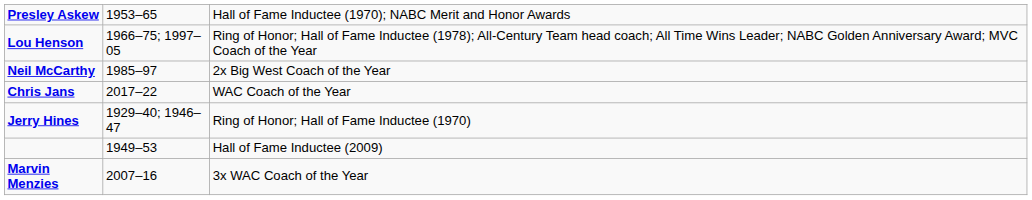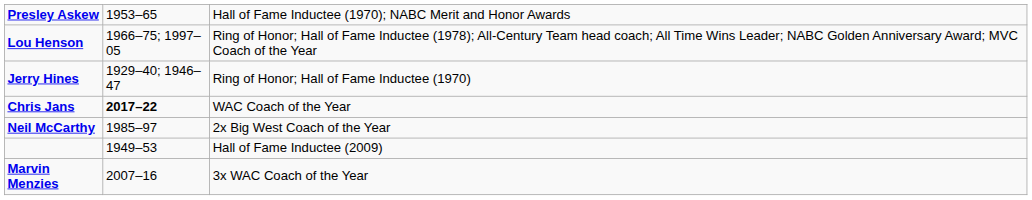rows swapped: (43, 120) <-> (51, 71)
(132, 92) normal -> (132, 106) bold
